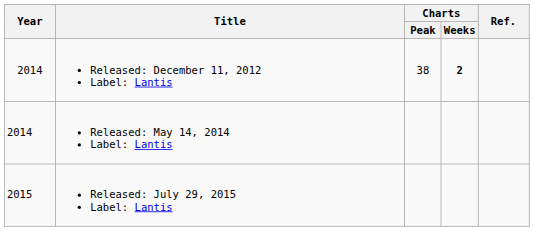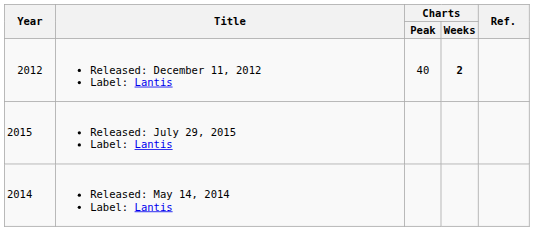(30, 70) 2014 -> (30, 70) 2012
(423, 70) 38 -> (423, 70) 40
rows swapped: (230, 139) <-> (230, 201)
